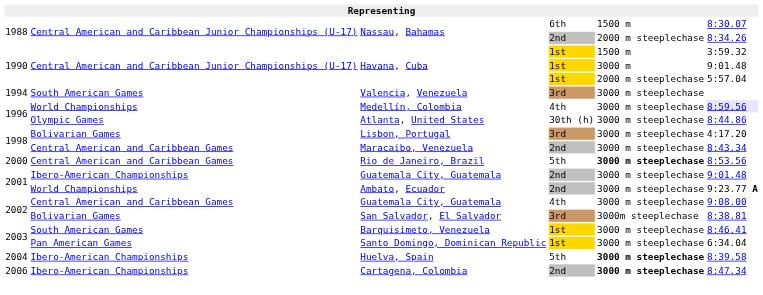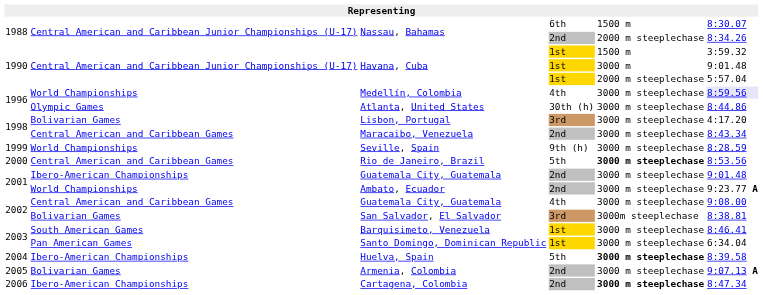- row: (414, 93)
+ row: (400, 147)
+ row: (408, 270)
